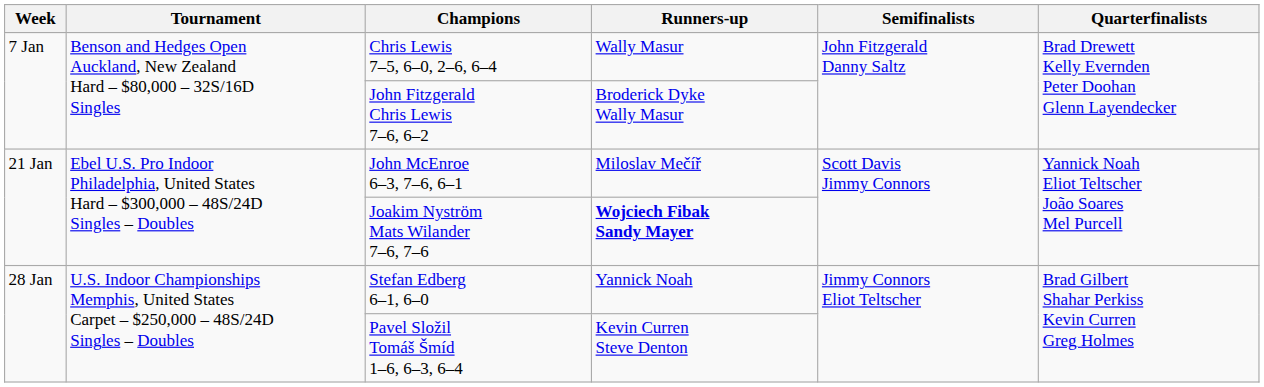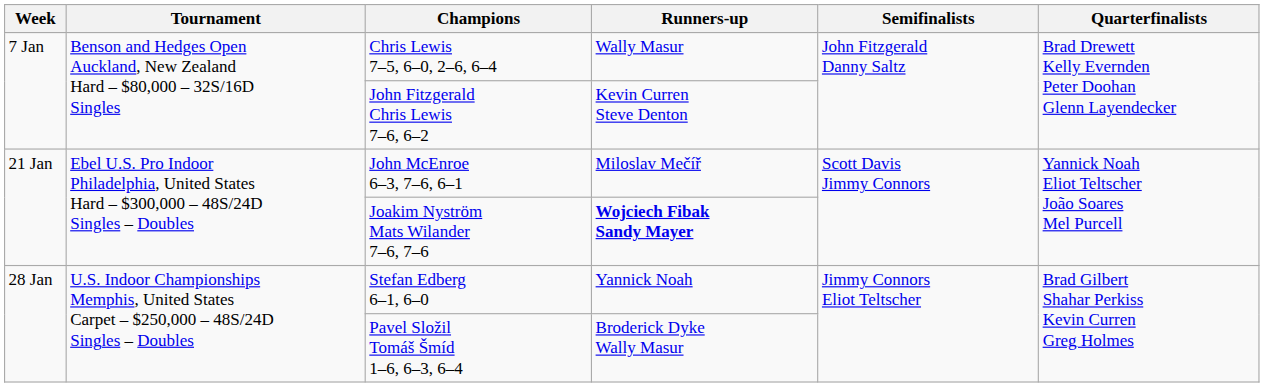(650, 105) Broderick Dyke Wally Masur -> (642, 105) Kevin Curren Steve Denton
(642, 338) Kevin Curren Steve Denton -> (650, 338) Broderick Dyke Wally Masur
